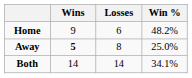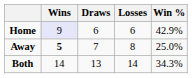+ column: (96, 13)
(73, 30) no background -> (59, 30) lavender background
(165, 30) 48.2% -> (169, 30) 42.9%
(165, 64) 34.1% -> (169, 64) 34.3%
